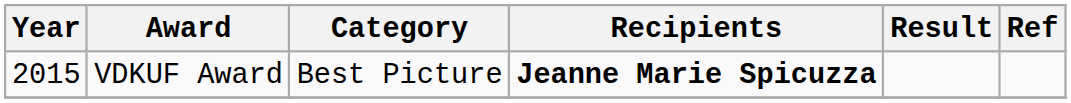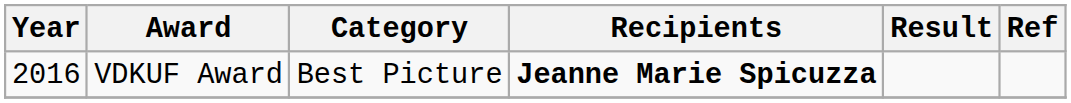(46, 75) 2015 -> (46, 75) 2016
